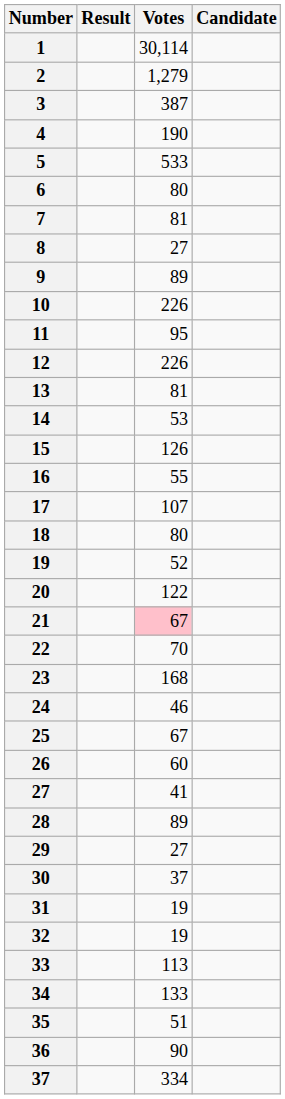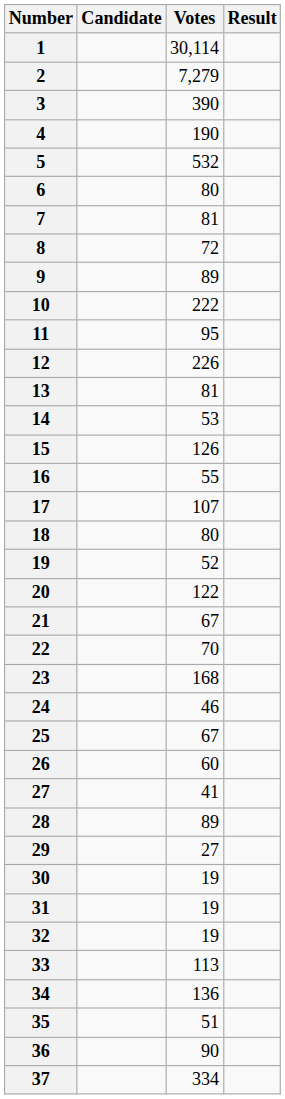columns swapped: (236, 18) <-> (106, 18)
(168, 76) 1,279 -> (199, 76) 7,279
(174, 104) 387 -> (206, 104) 390
(174, 162) 533 -> (206, 162) 532
(179, 248) 27 -> (210, 248) 72
(174, 305) 226 -> (206, 305) 222
(179, 620) pink background -> (210, 620) no background
(179, 879) 37 -> (210, 879) 19
(174, 993) 133 -> (206, 993) 136
